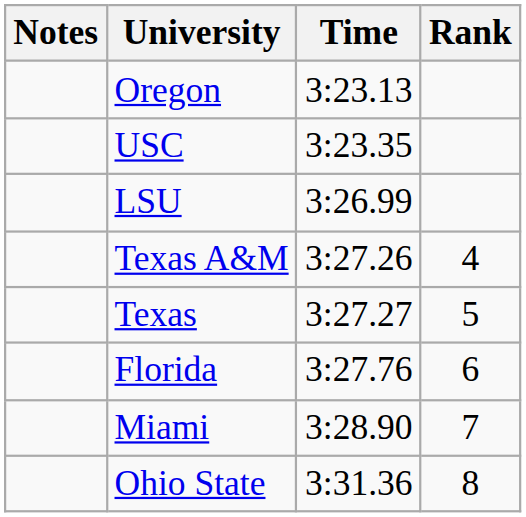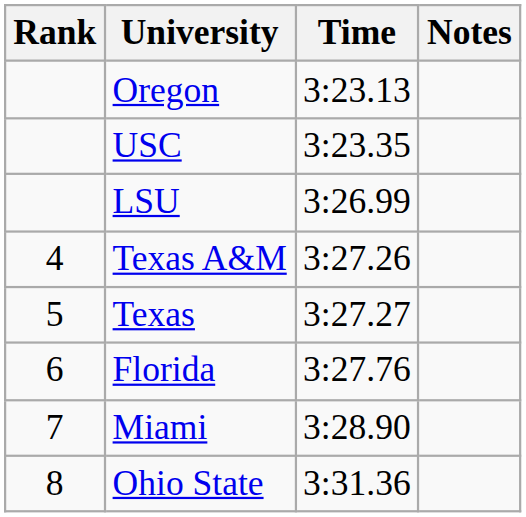columns swapped: (470, 32) <-> (56, 32)
